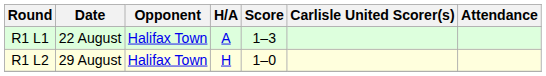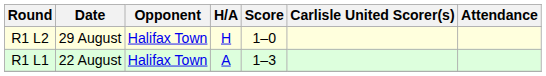rows swapped: (30, 37) <-> (30, 60)
